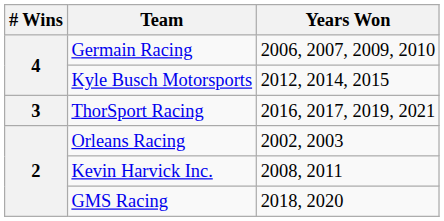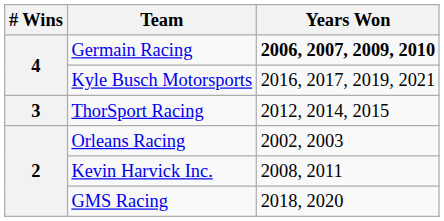(348, 50) normal -> (348, 50) bold
(325, 80) 2012, 2014, 2015 -> (348, 80) 2016, 2017, 2019, 2021
(348, 110) 2016, 2017, 2019, 2021 -> (325, 110) 2012, 2014, 2015
